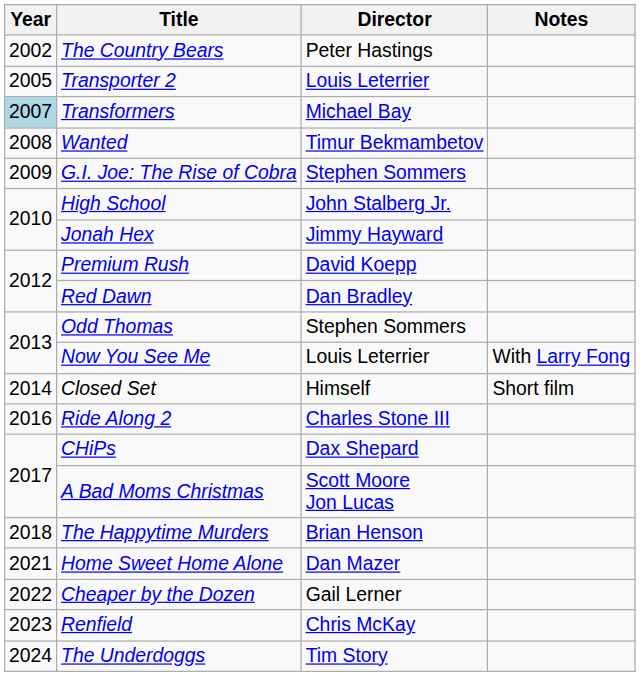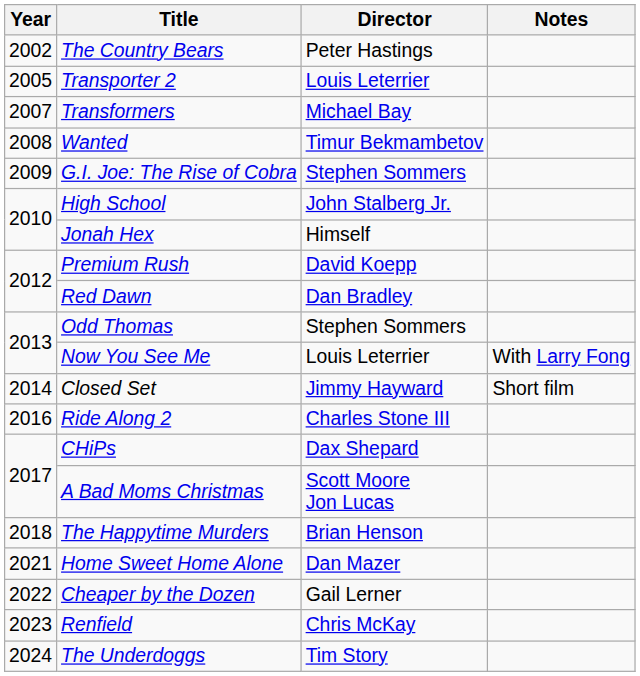(31, 111) lightblue background -> (31, 111) no background
(374, 234) Jimmy Hayward -> (338, 234) Himself
(338, 388) Himself -> (374, 388) Jimmy Hayward
